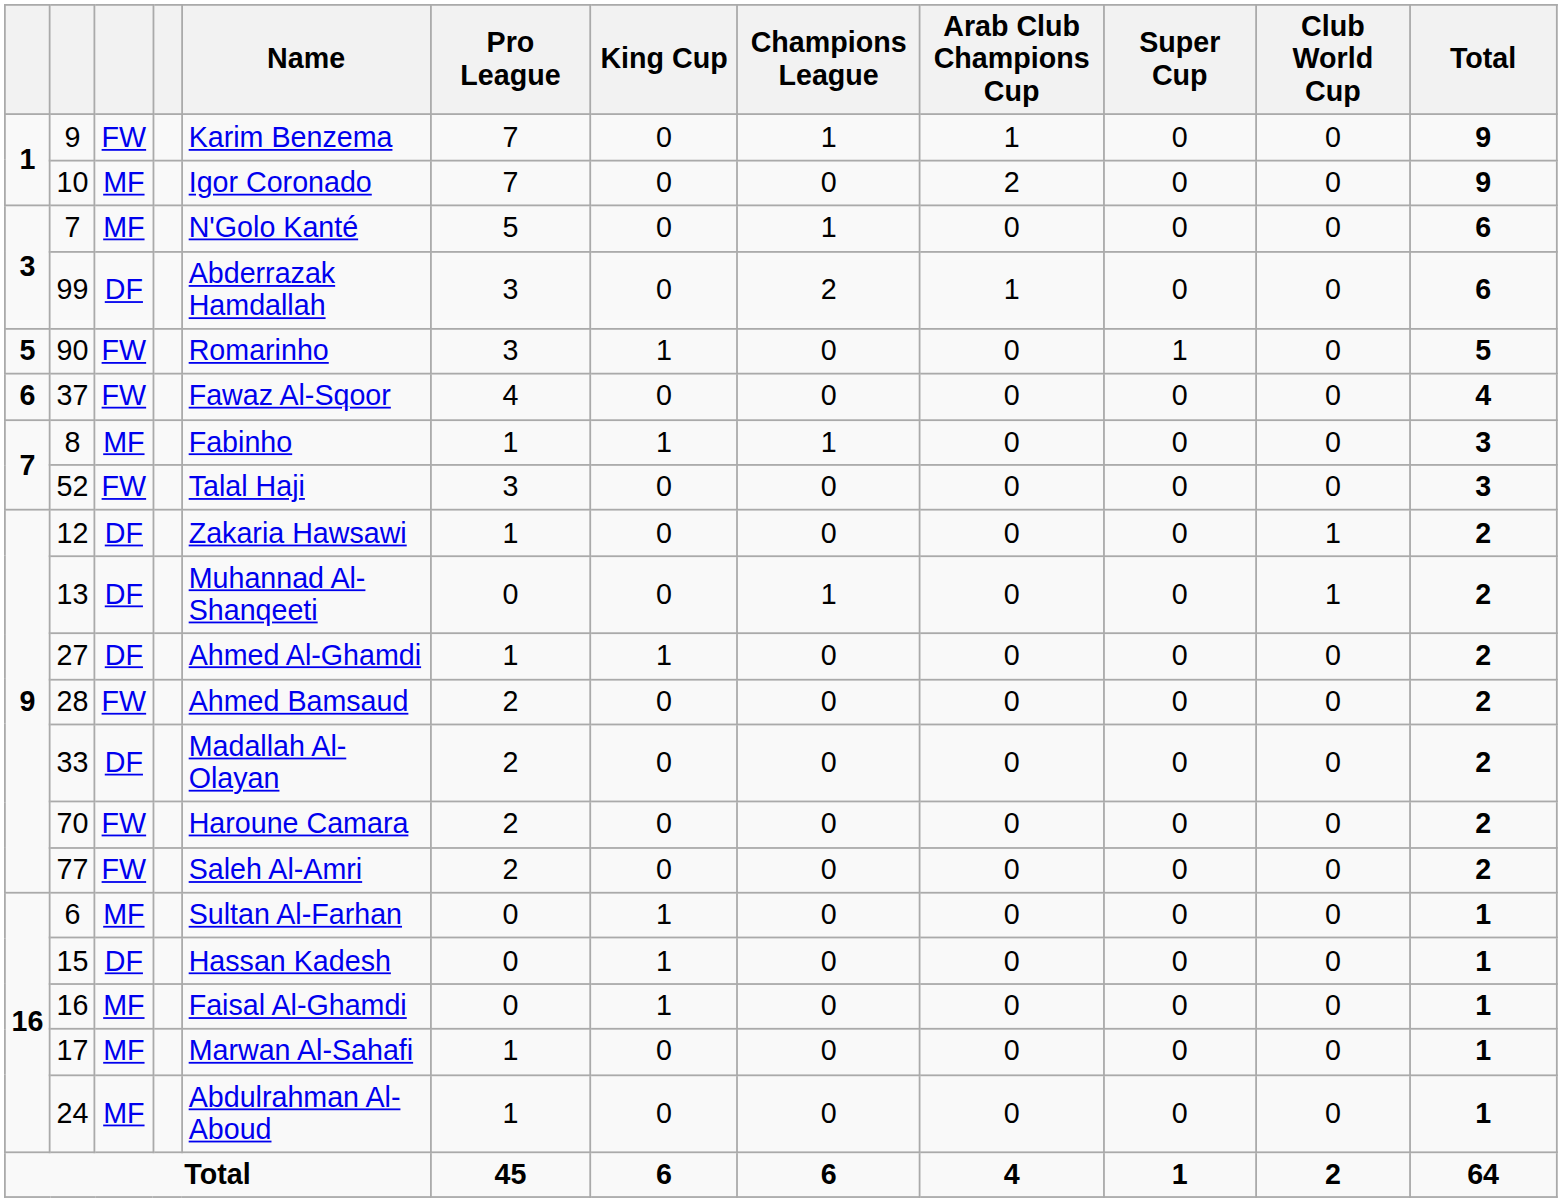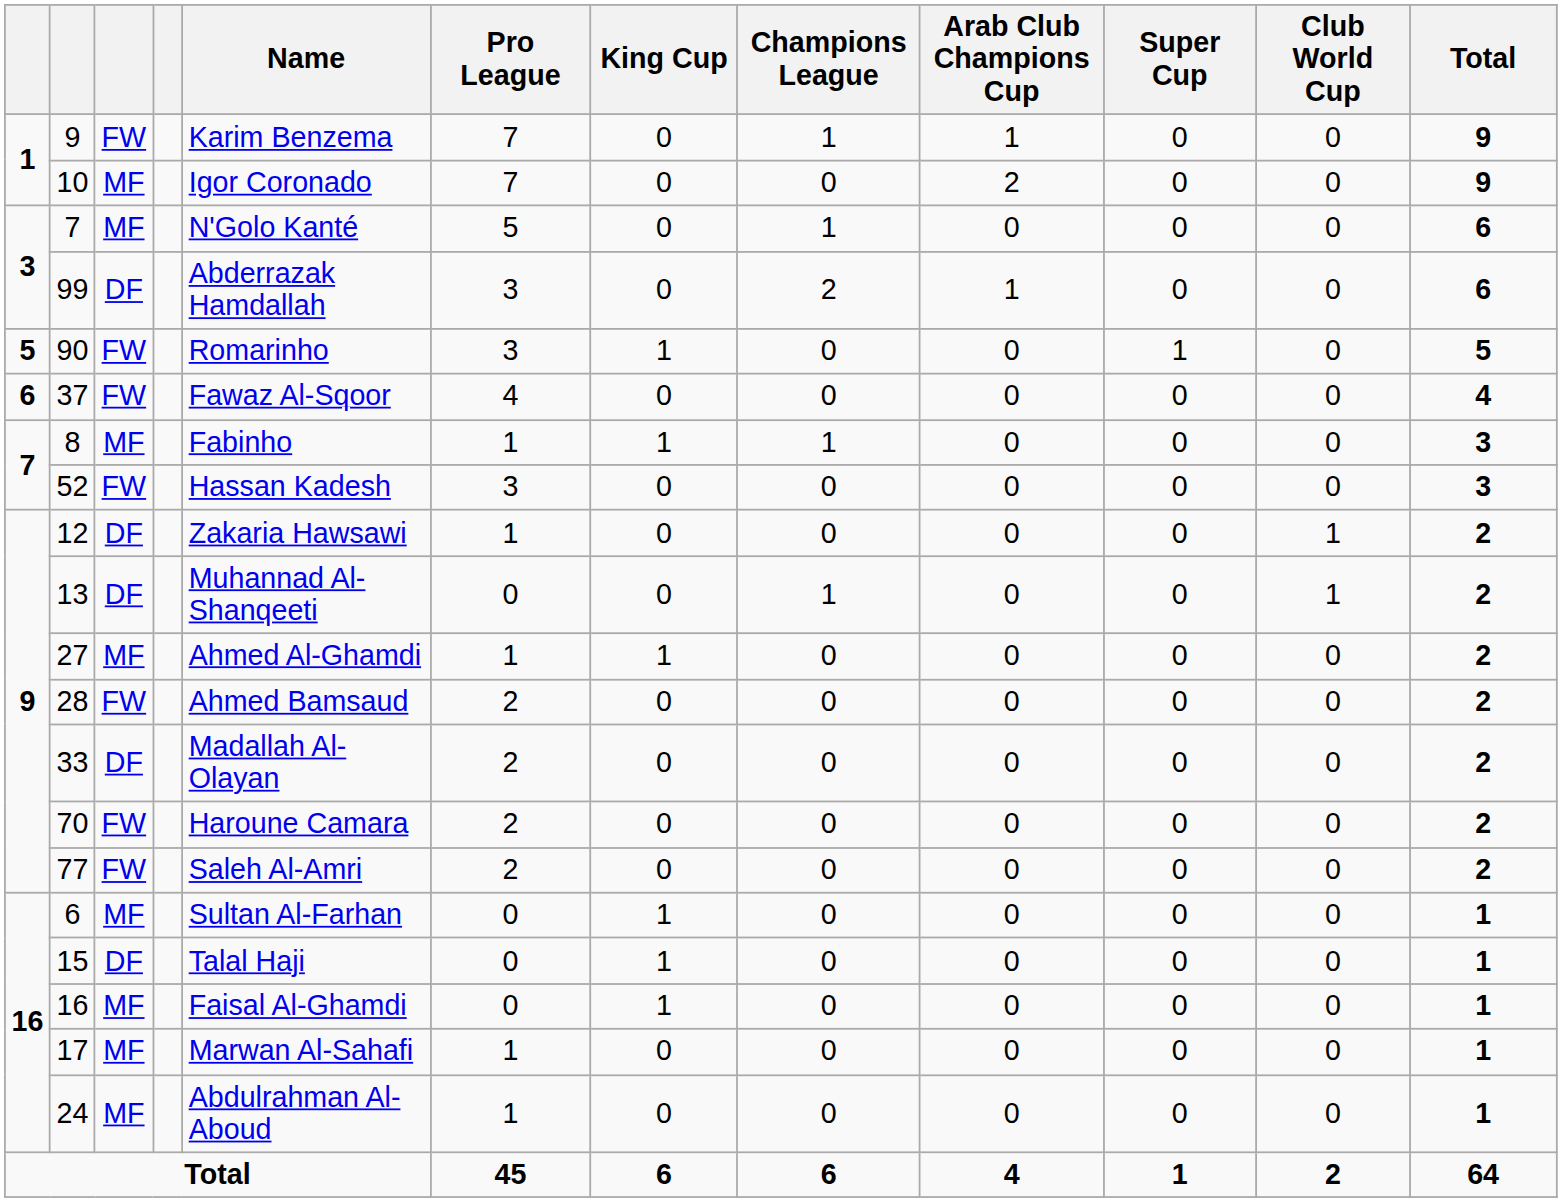(247, 487) Talal Haji -> (290, 487) Hassan Kadesh
(124, 655) DF -> (124, 655) MF
(290, 960) Hassan Kadesh -> (247, 960) Talal Haji
